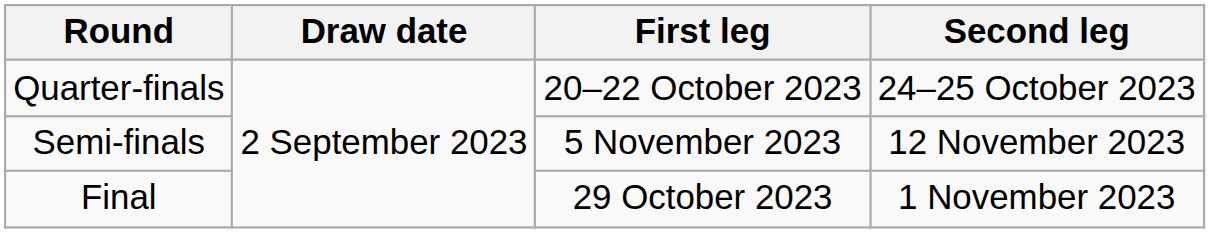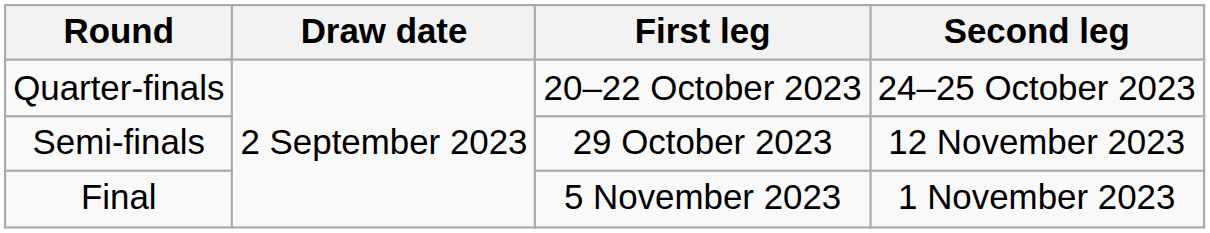(703, 142) 5 November 2023 -> (703, 142) 29 October 2023
(703, 198) 29 October 2023 -> (703, 198) 5 November 2023
